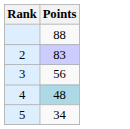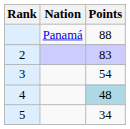+ column: (63, 14)
(59, 74) 56 -> (105, 74) 54
